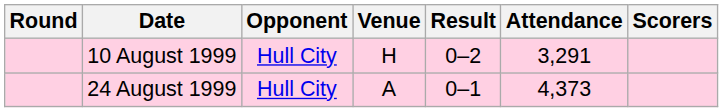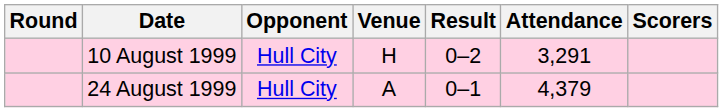(564, 89) 4,373 -> (564, 89) 4,379
